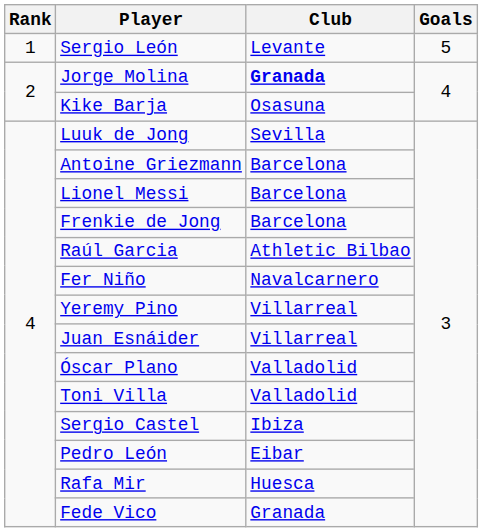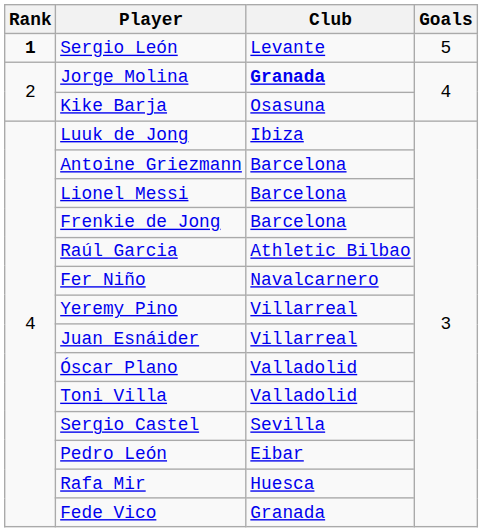(30, 48) normal -> (30, 48) bold
(288, 135) Sevilla -> (277, 135) Ibiza
(277, 426) Ibiza -> (288, 426) Sevilla
